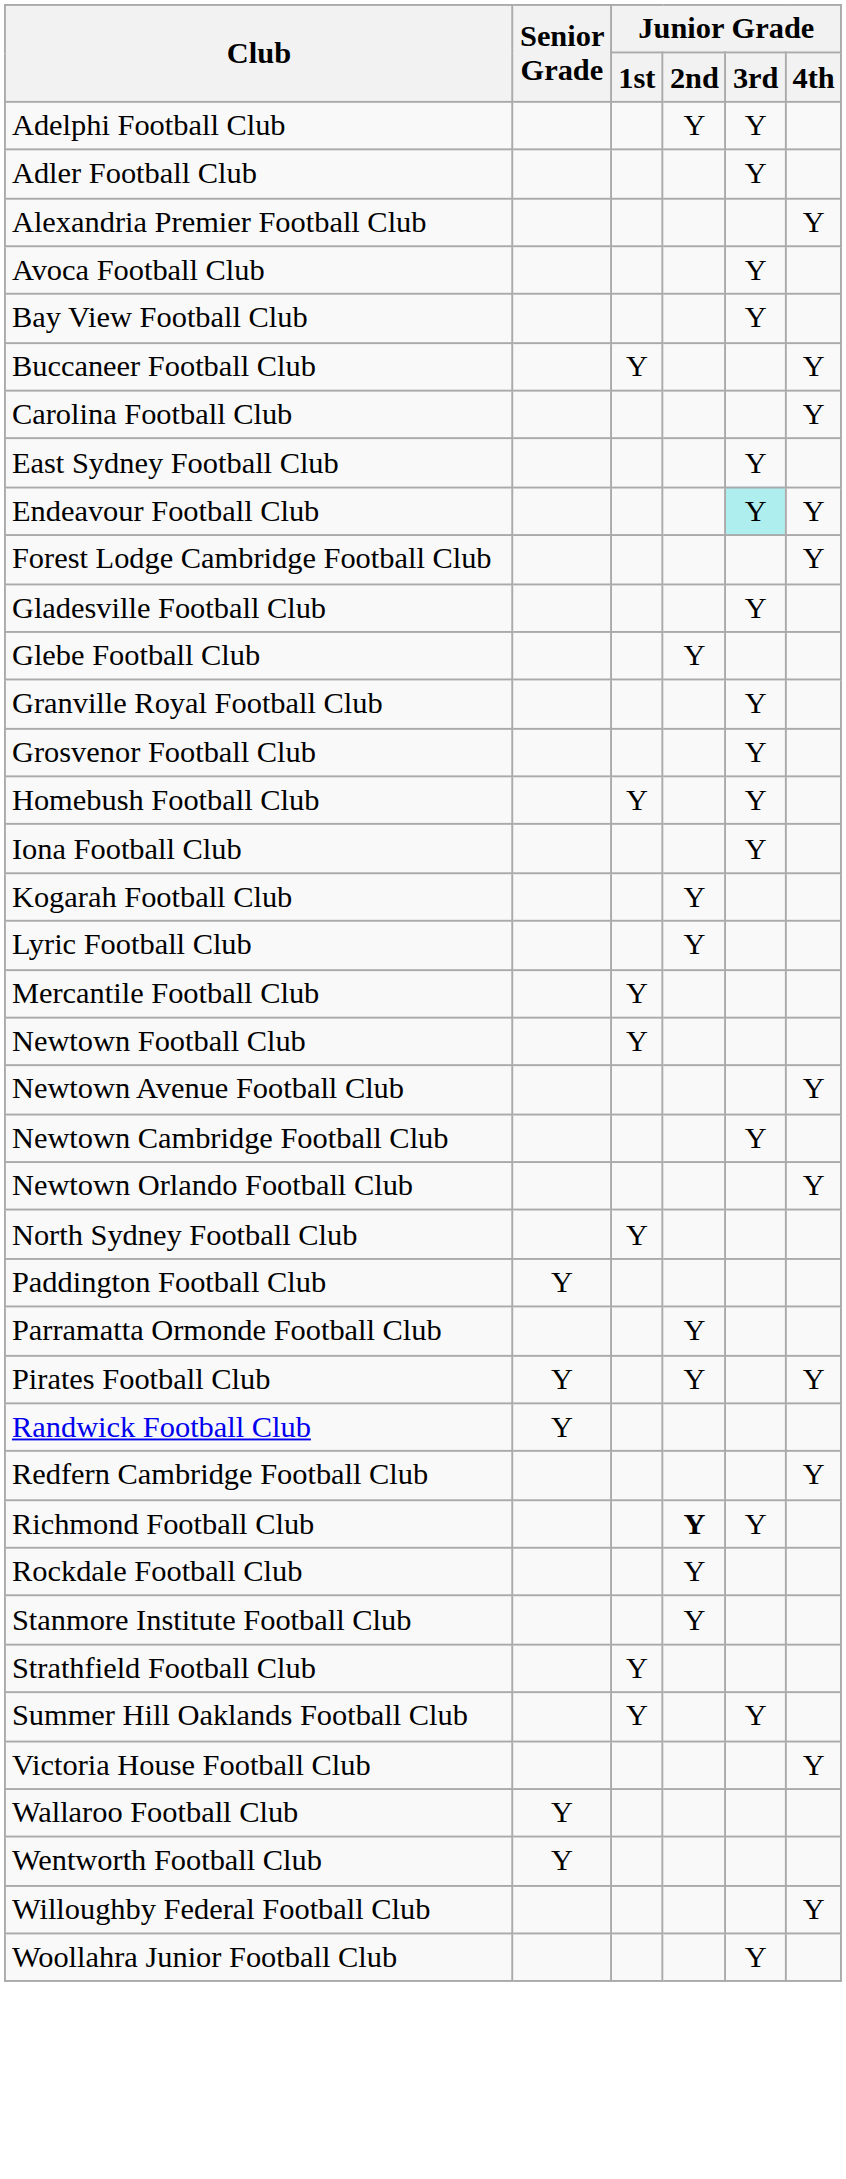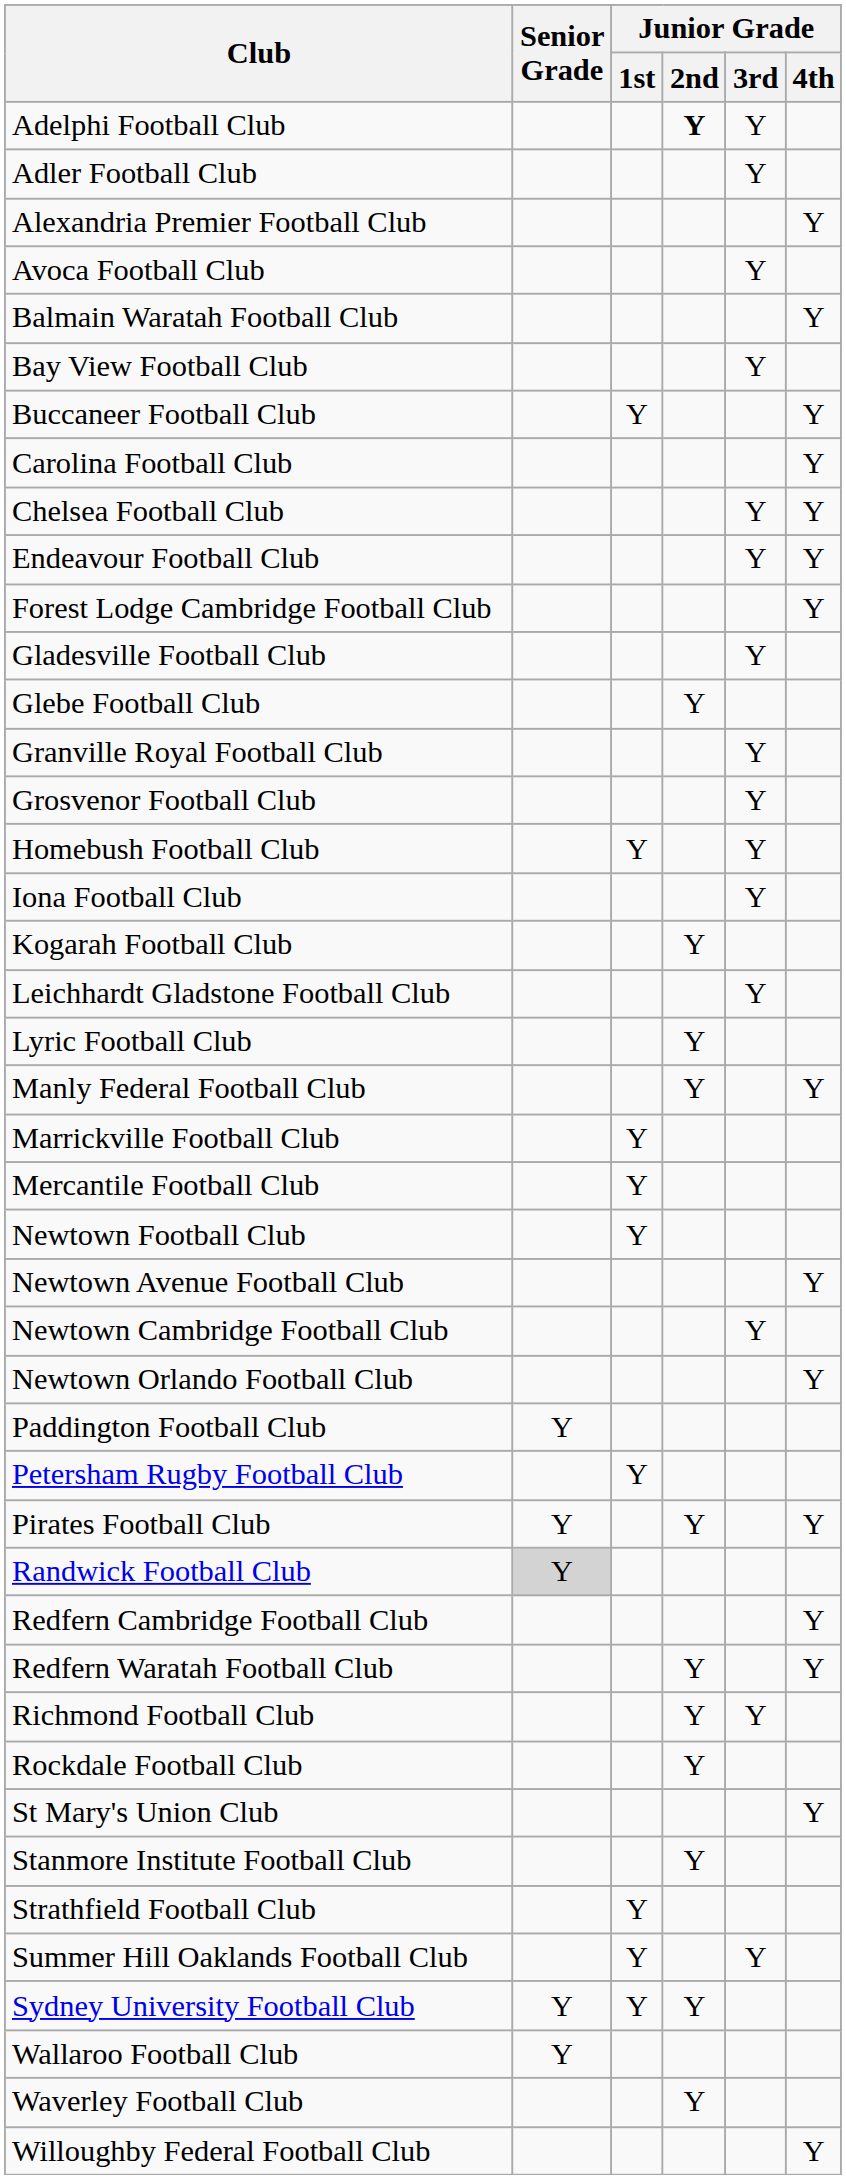(694, 125) normal -> (694, 125) bold
+ row: (205, 317)
+ row: (148, 510)
- row: (175, 462)
(756, 510) paleturquoise background -> (756, 558) no background
+ row: (231, 992)
+ row: (189, 1089)
+ row: (176, 1137)
- row: (185, 1233)
- row: (227, 1330)
+ row: (207, 1474)
(562, 1426) no background -> (562, 1571) lightgrey background
+ row: (203, 1667)
(694, 1523) bold -> (694, 1716) normal
+ row: (145, 1812)
+ row: (213, 2005)
- row: (191, 1764)
+ row: (158, 2101)
- row: (167, 1860)
- row: (205, 1957)
